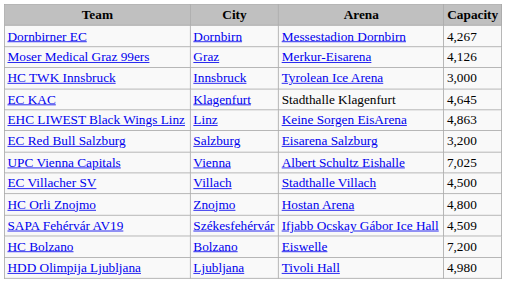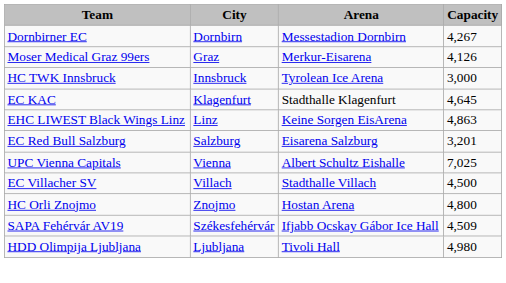(462, 141) 3,200 -> (462, 141) 3,201
- row: (40, 246)
